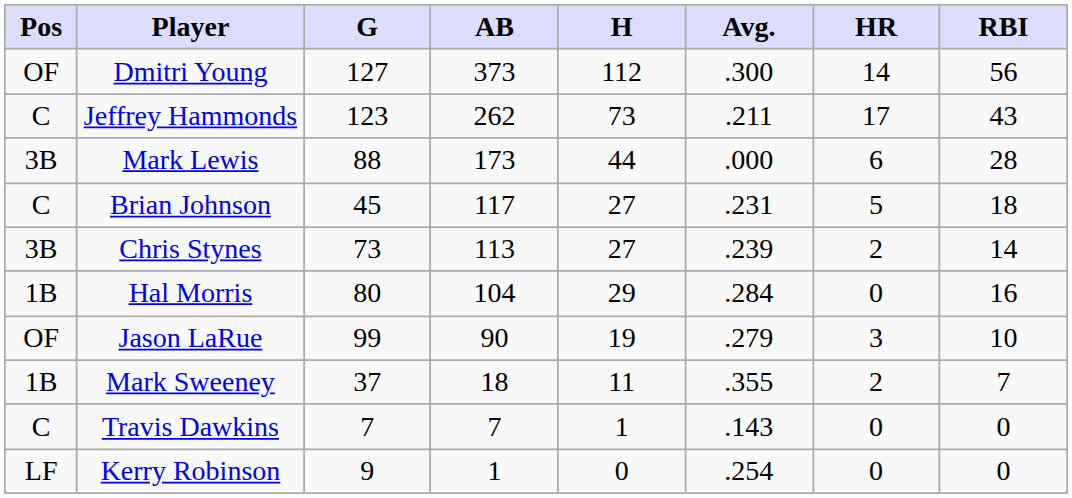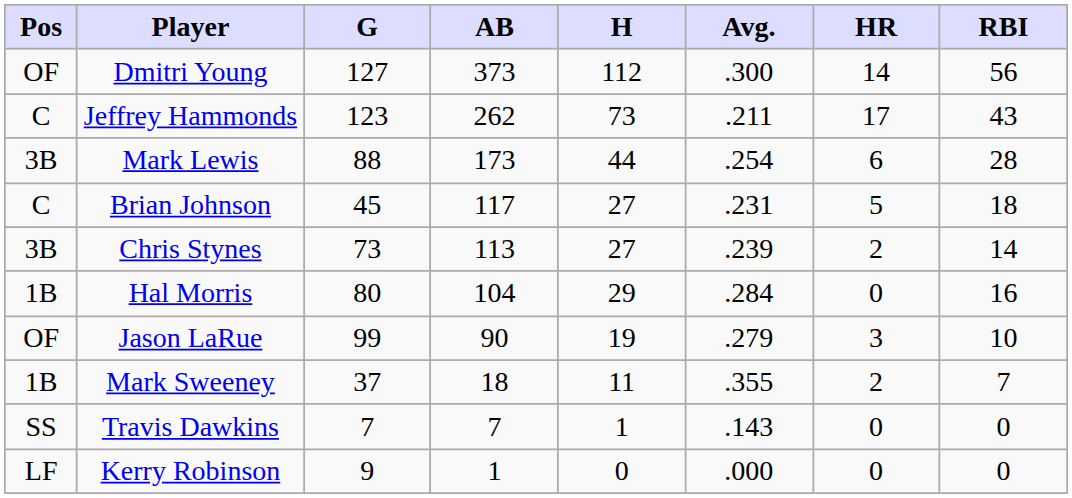(749, 159) .000 -> (749, 159) .254
(41, 426) C -> (41, 426) SS
(749, 470) .254 -> (749, 470) .000
